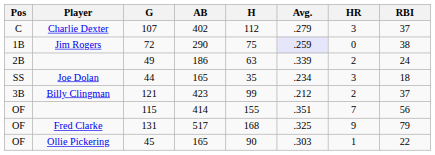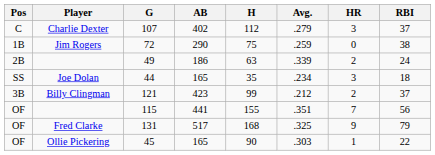(303, 45) lavender background -> (303, 45) no background
(200, 110) 414 -> (200, 110) 441
